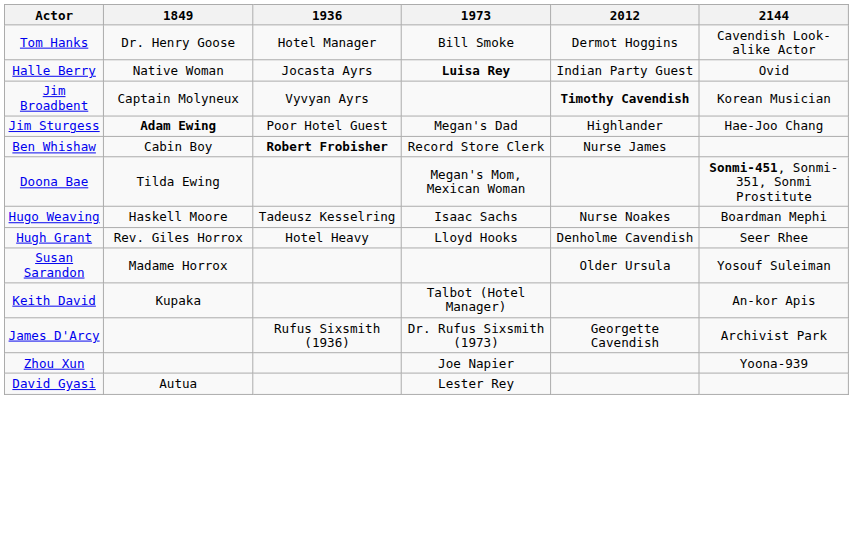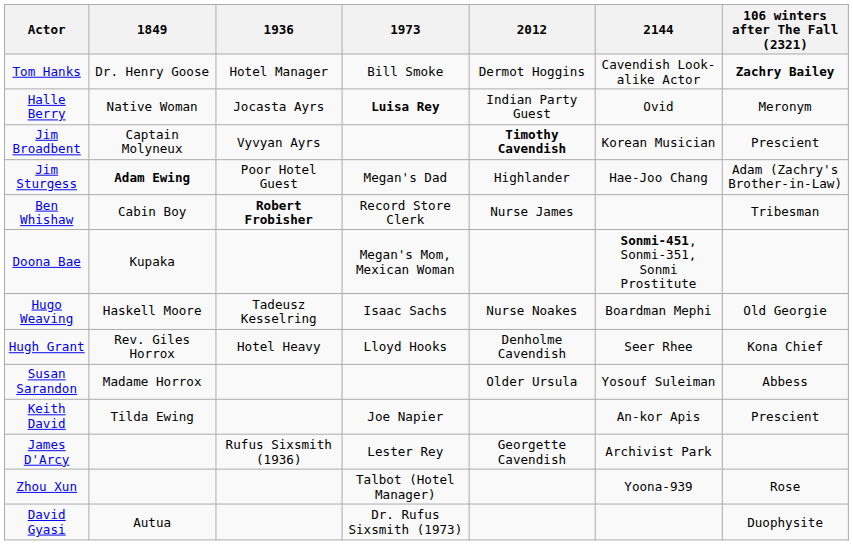+ column: (785, 29)
(178, 182) Tilda Ewing -> (152, 262) Kupaka
(178, 300) Kupaka -> (152, 417) Tilda Ewing
(476, 300) Talbot (Hotel Manager) -> (405, 417) Joe Napier
(476, 335) Dr. Rufus Sixsmith (1973) -> (405, 452) Lester Rey
(476, 363) Joe Napier -> (405, 487) Talbot (Hotel Manager)
(476, 384) Lester Rey -> (405, 522) Dr. Rufus Sixsmith (1973)
